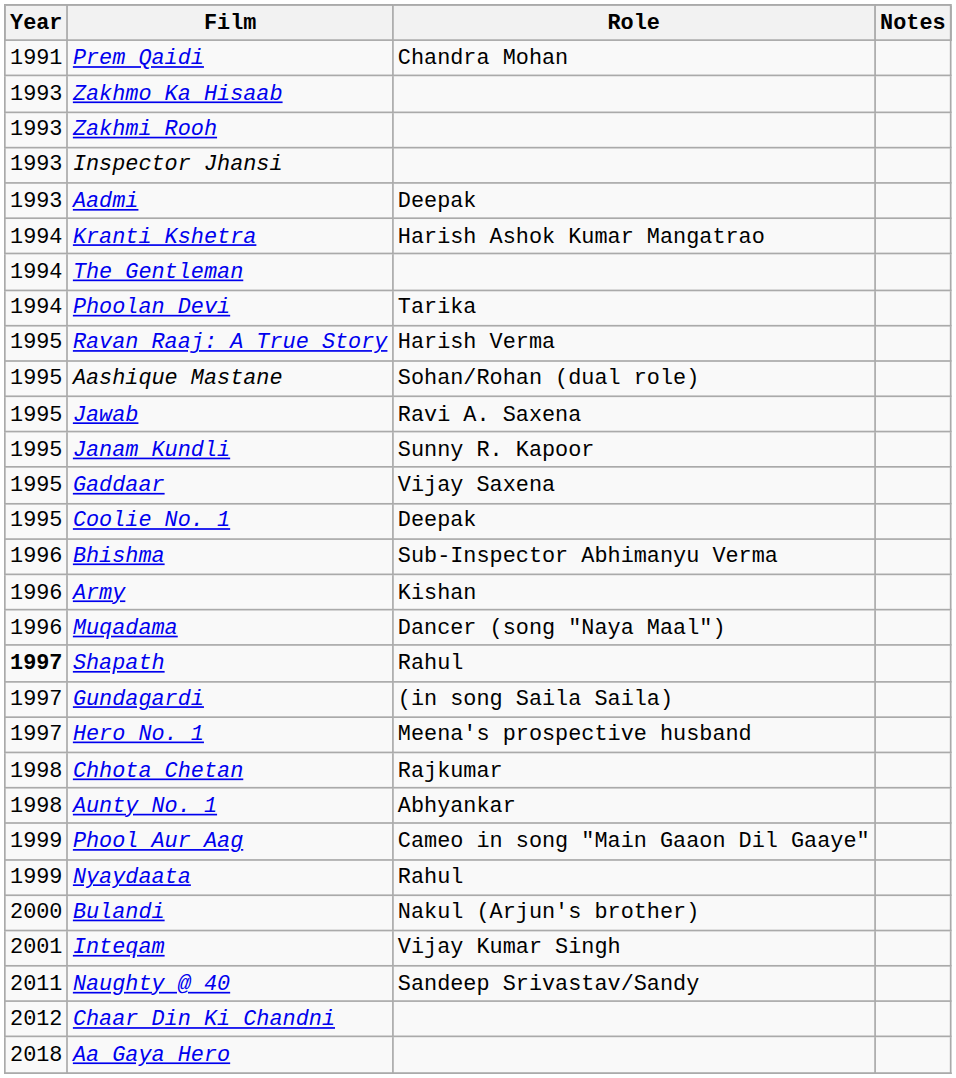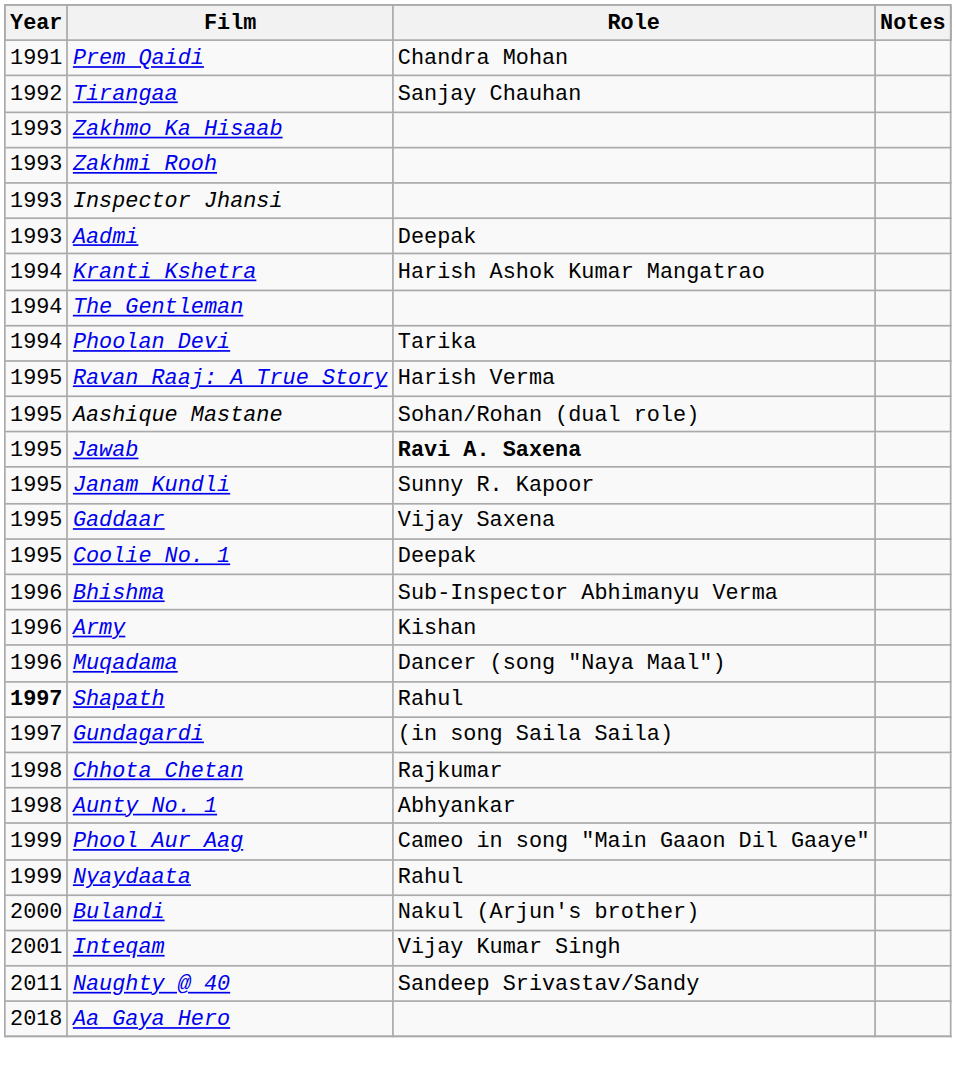+ row: (125, 94)
(490, 414) normal -> (490, 450) bold
- row: (138, 735)
- row: (204, 1019)
